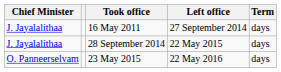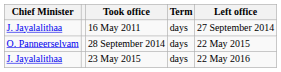columns swapped: (208, 12) <-> (263, 12)
(34, 43) J. Jayalalithaa -> (43, 43) O. Panneerselvam
(43, 59) O. Panneerselvam -> (34, 59) J. Jayalalithaa
